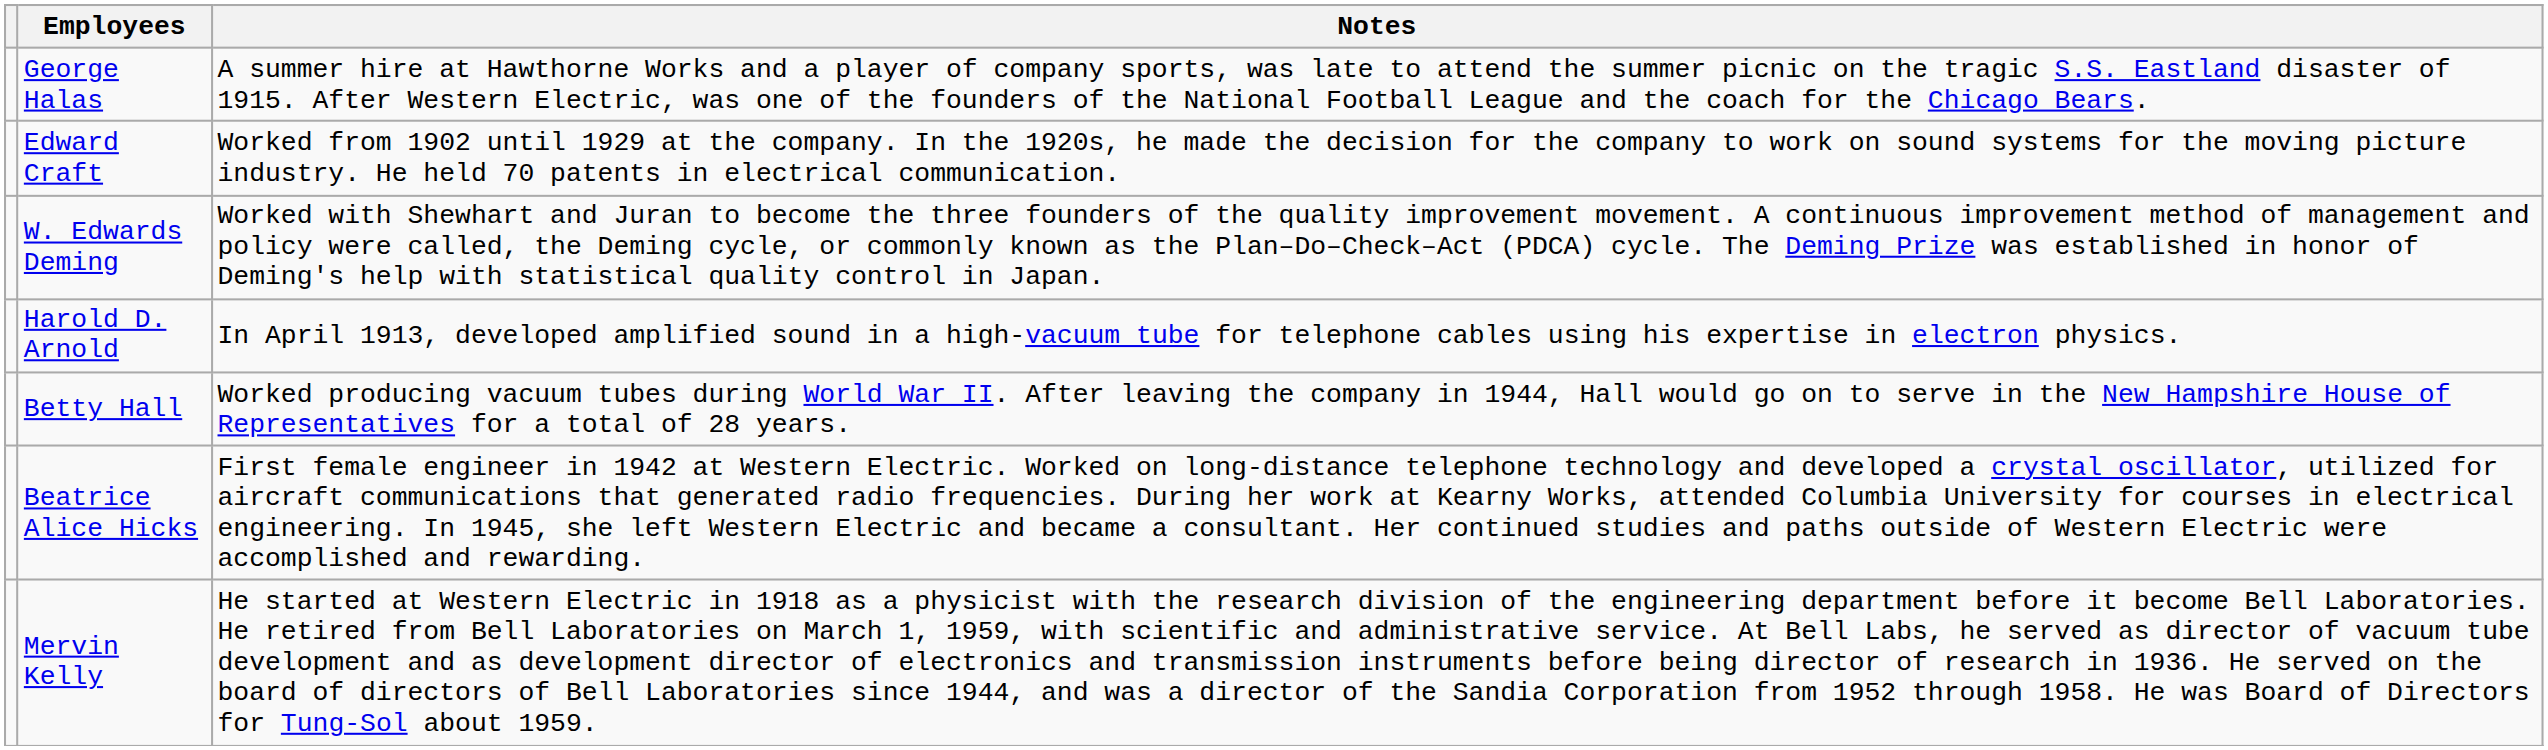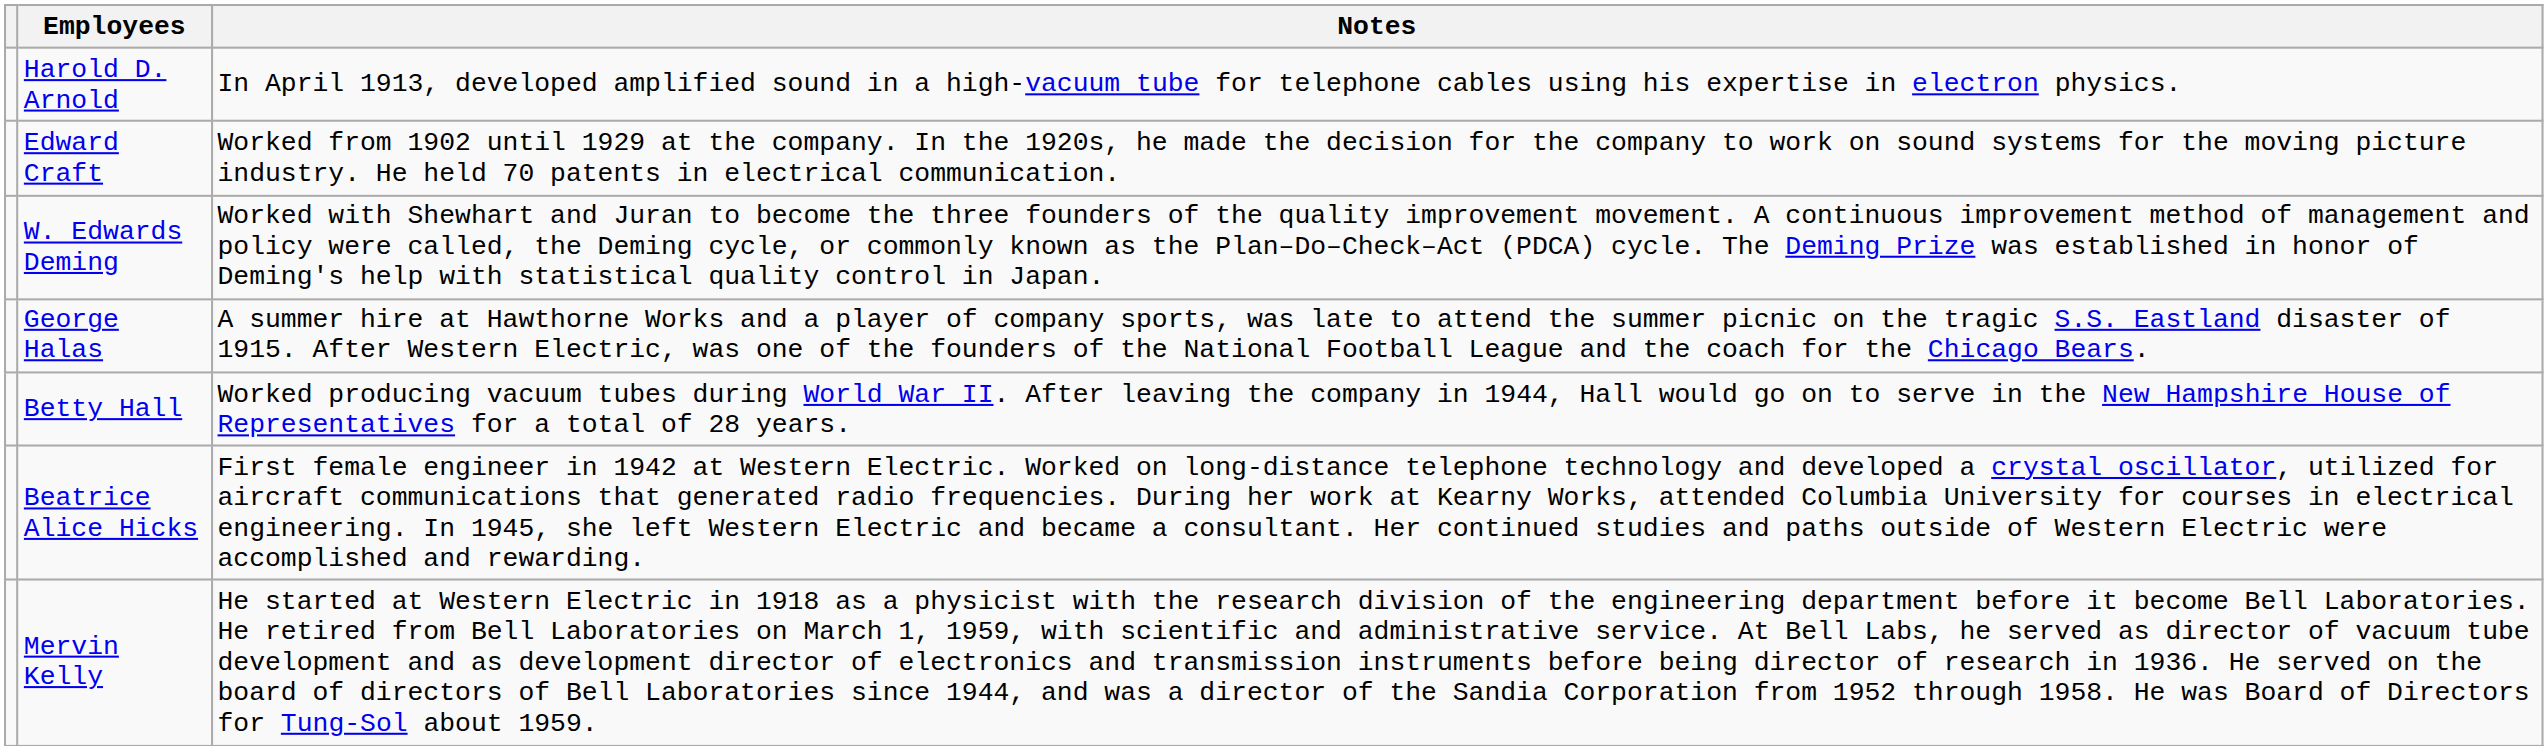rows swapped: (95, 336) <-> (71, 85)
